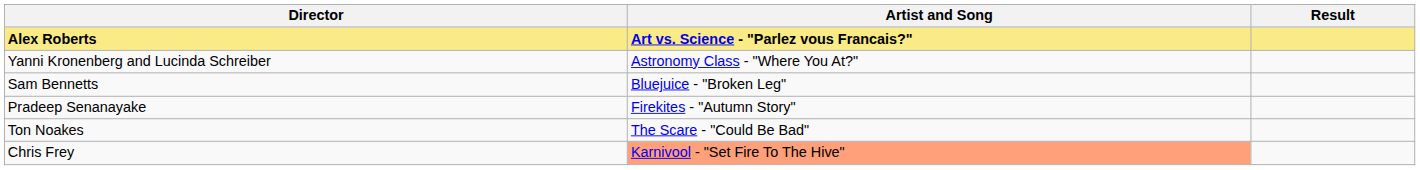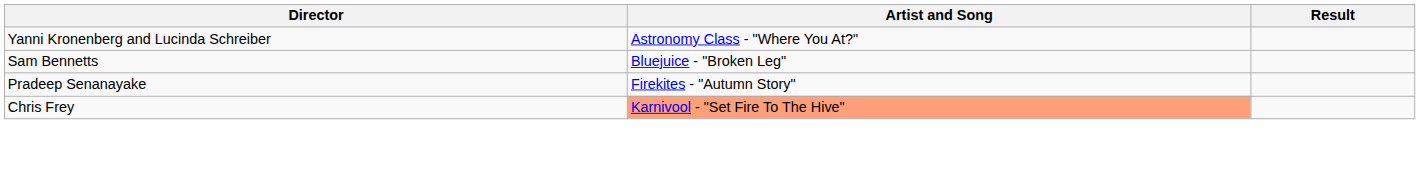- row: (52, 38)
- row: (46, 130)
